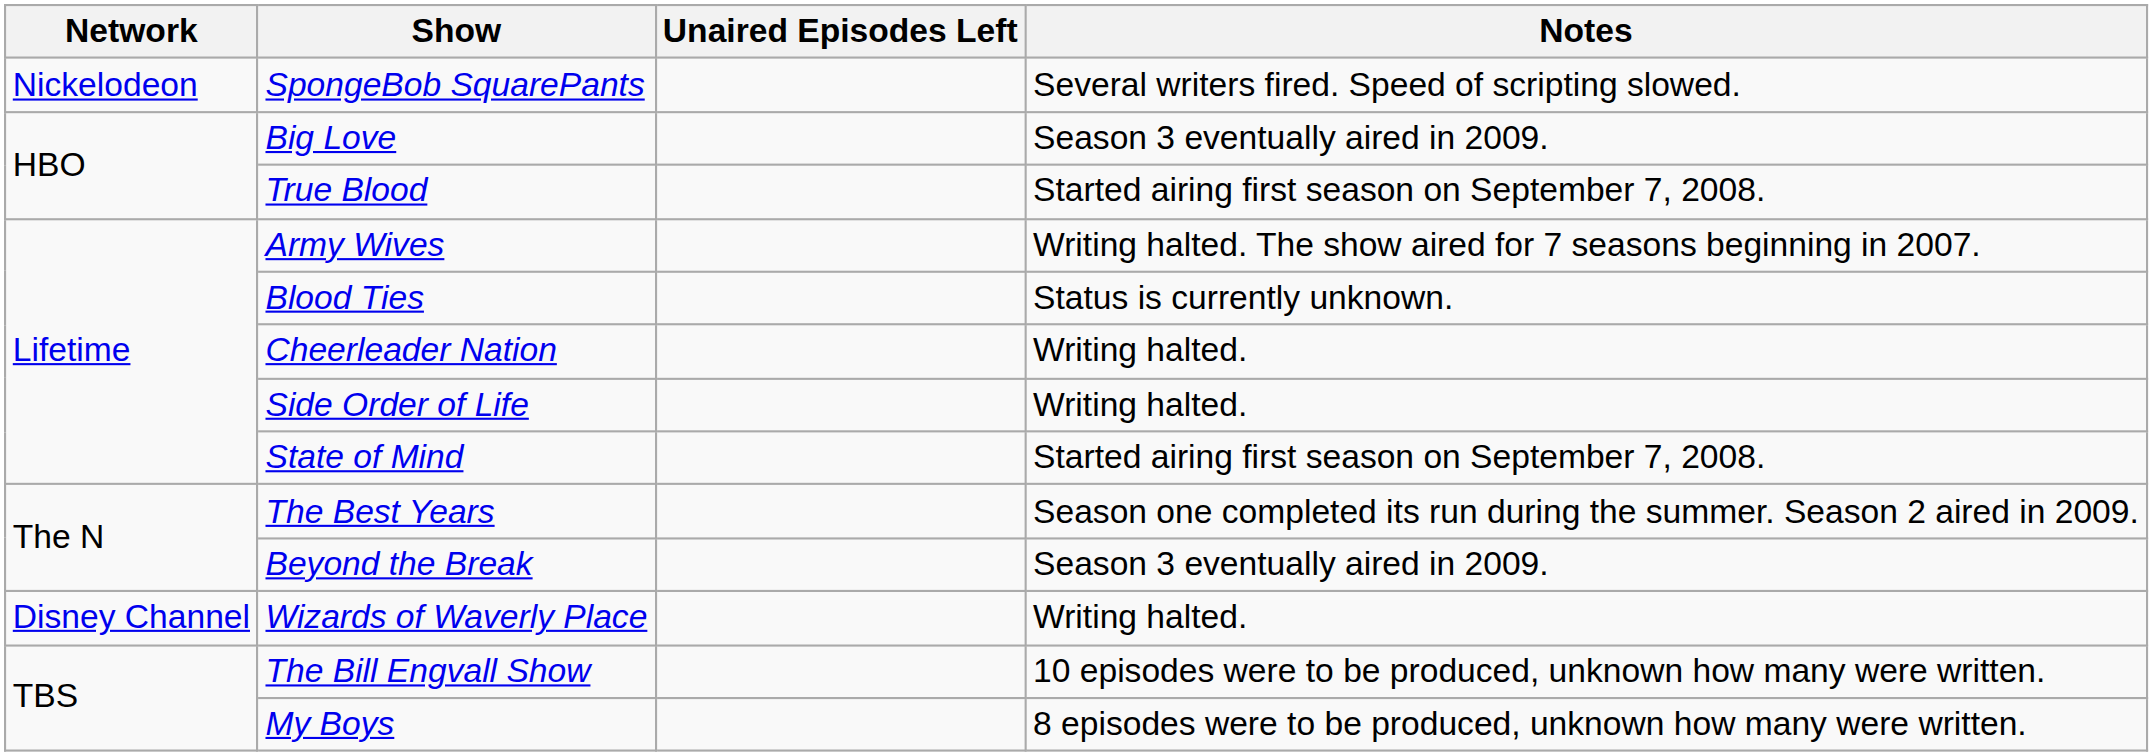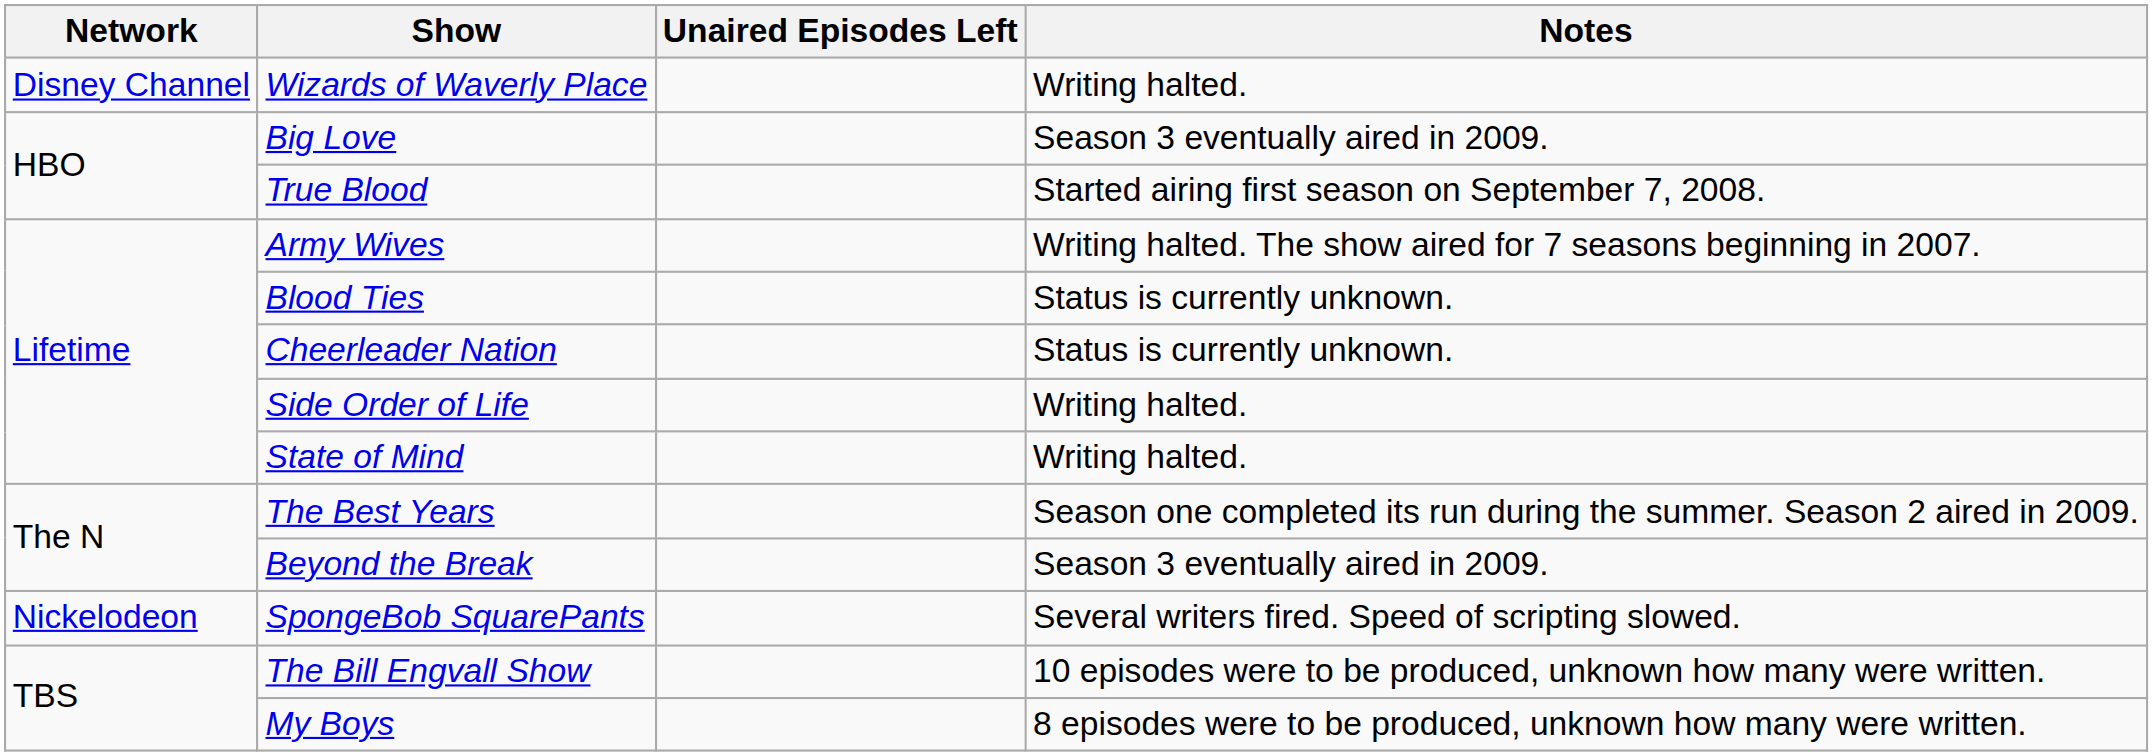rows swapped: (456, 617) <-> (455, 84)
(1140, 350) Writing halted. -> (1243, 350) Status is currently unknown.
(1399, 457) Started airing first season on September 7, 2008. -> (1140, 457) Writing halted.
